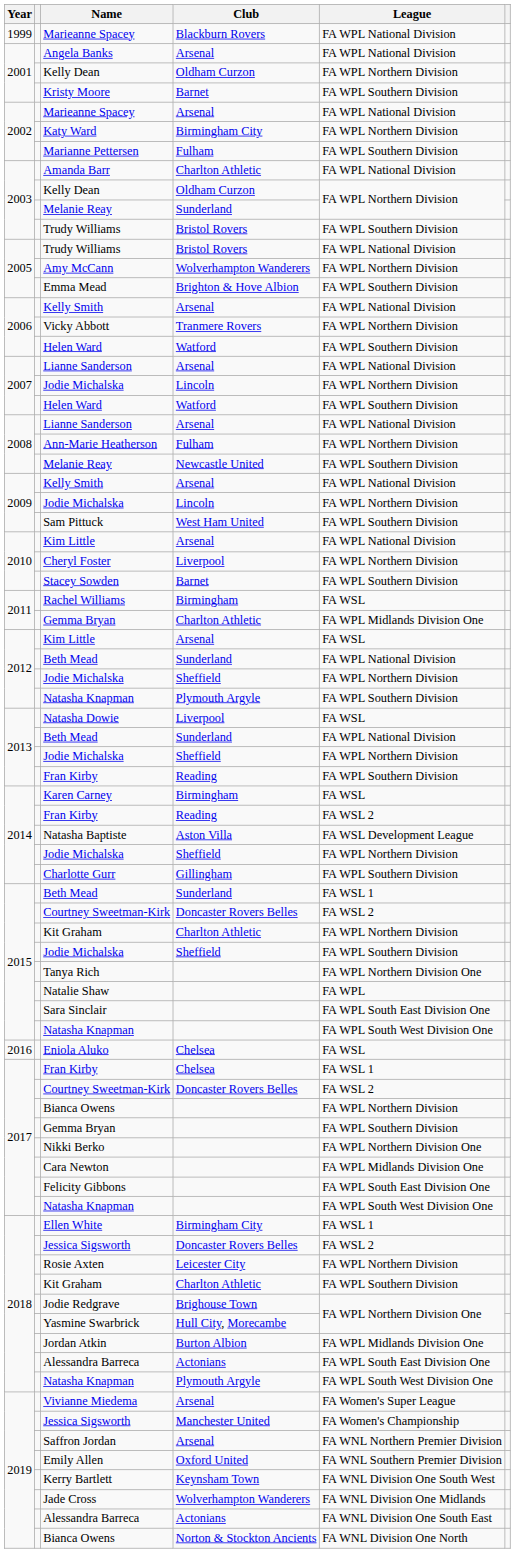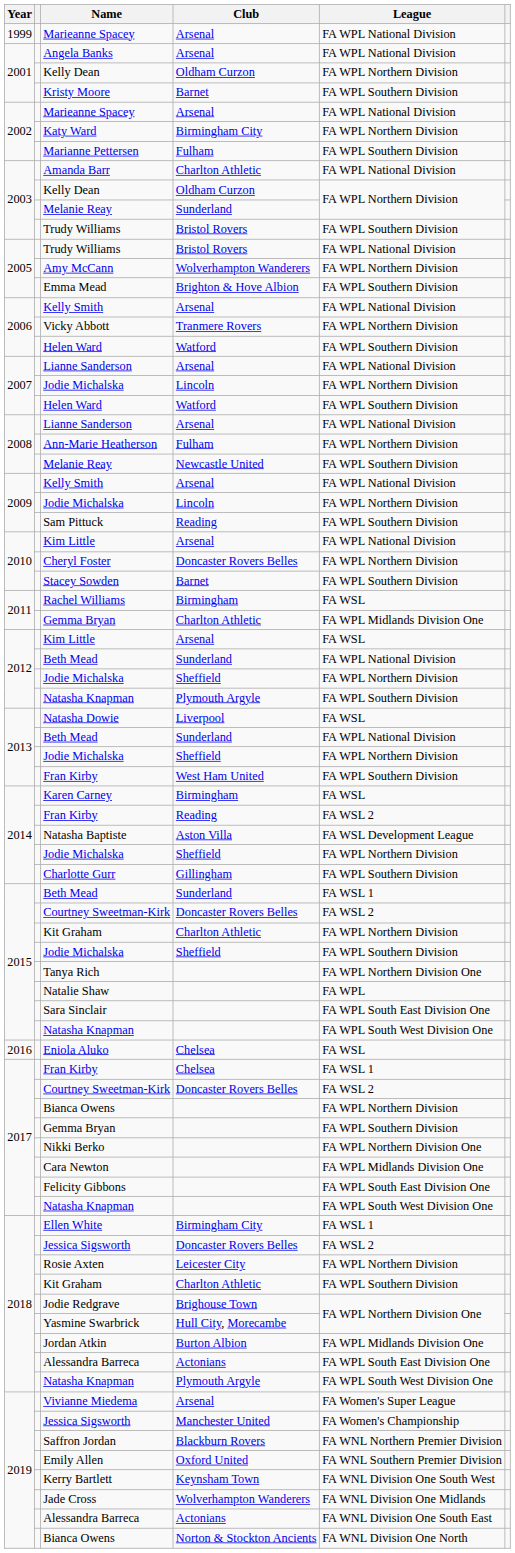(220, 33) Blackburn Rovers -> (195, 33) Arsenal
(220, 522) West Ham United -> (196, 522) Reading
(200, 561) Liverpool -> (237, 561) Doncaster Rovers Belles
(196, 776) Reading -> (220, 776) West Ham United
(195, 1440) Arsenal -> (220, 1440) Blackburn Rovers
